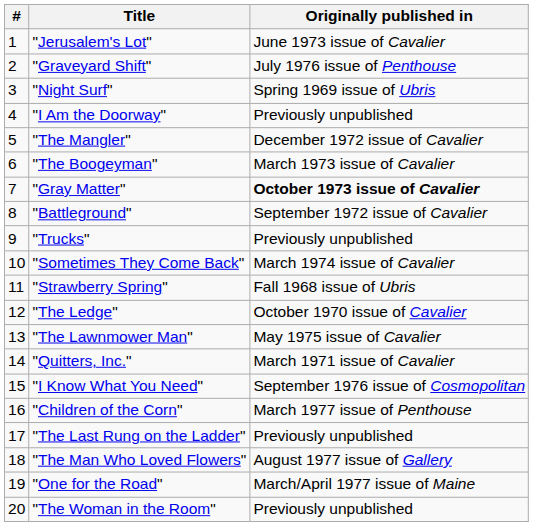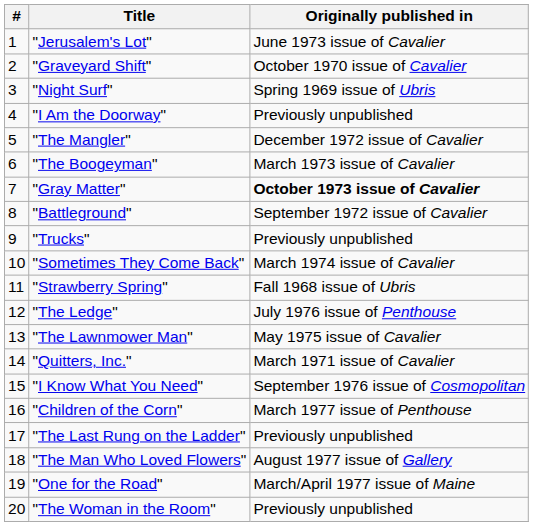(355, 66) July 1976 issue of Penthouse -> (360, 66) October 1970 issue of Cavalier
(360, 312) October 1970 issue of Cavalier -> (355, 312) July 1976 issue of Penthouse
